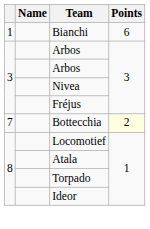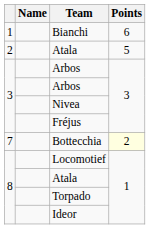+ row: (10, 50)
